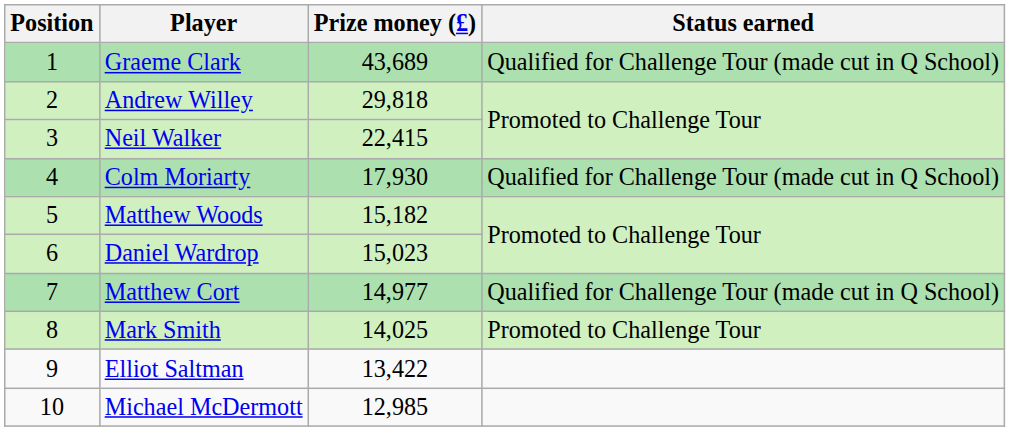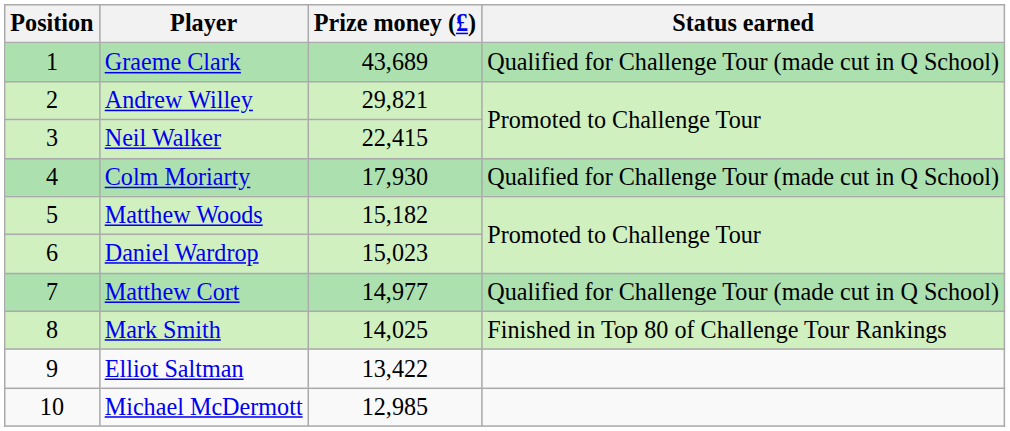(395, 100) 29,818 -> (395, 100) 29,821
(624, 330) Promoted to Challenge Tour -> (717, 330) Finished in Top 80 of Challenge Tour Rankings
